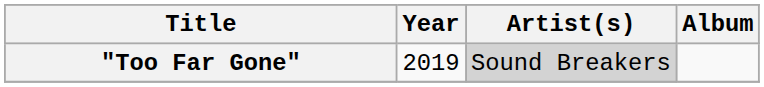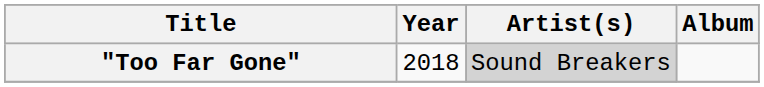(431, 63) 2019 -> (431, 63) 2018
